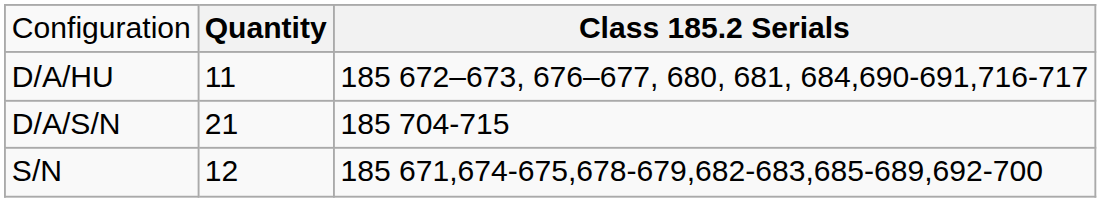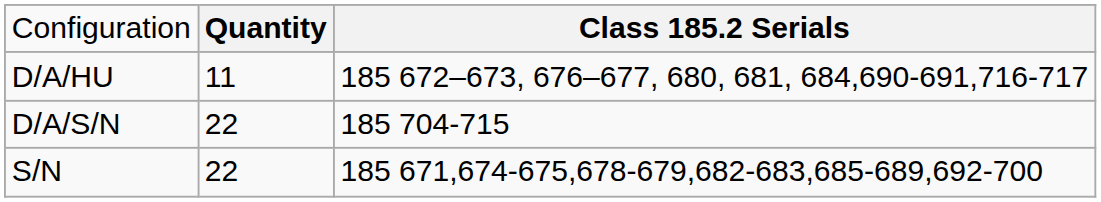(221, 123) 21 -> (221, 123) 22
(221, 171) 12 -> (221, 171) 22
